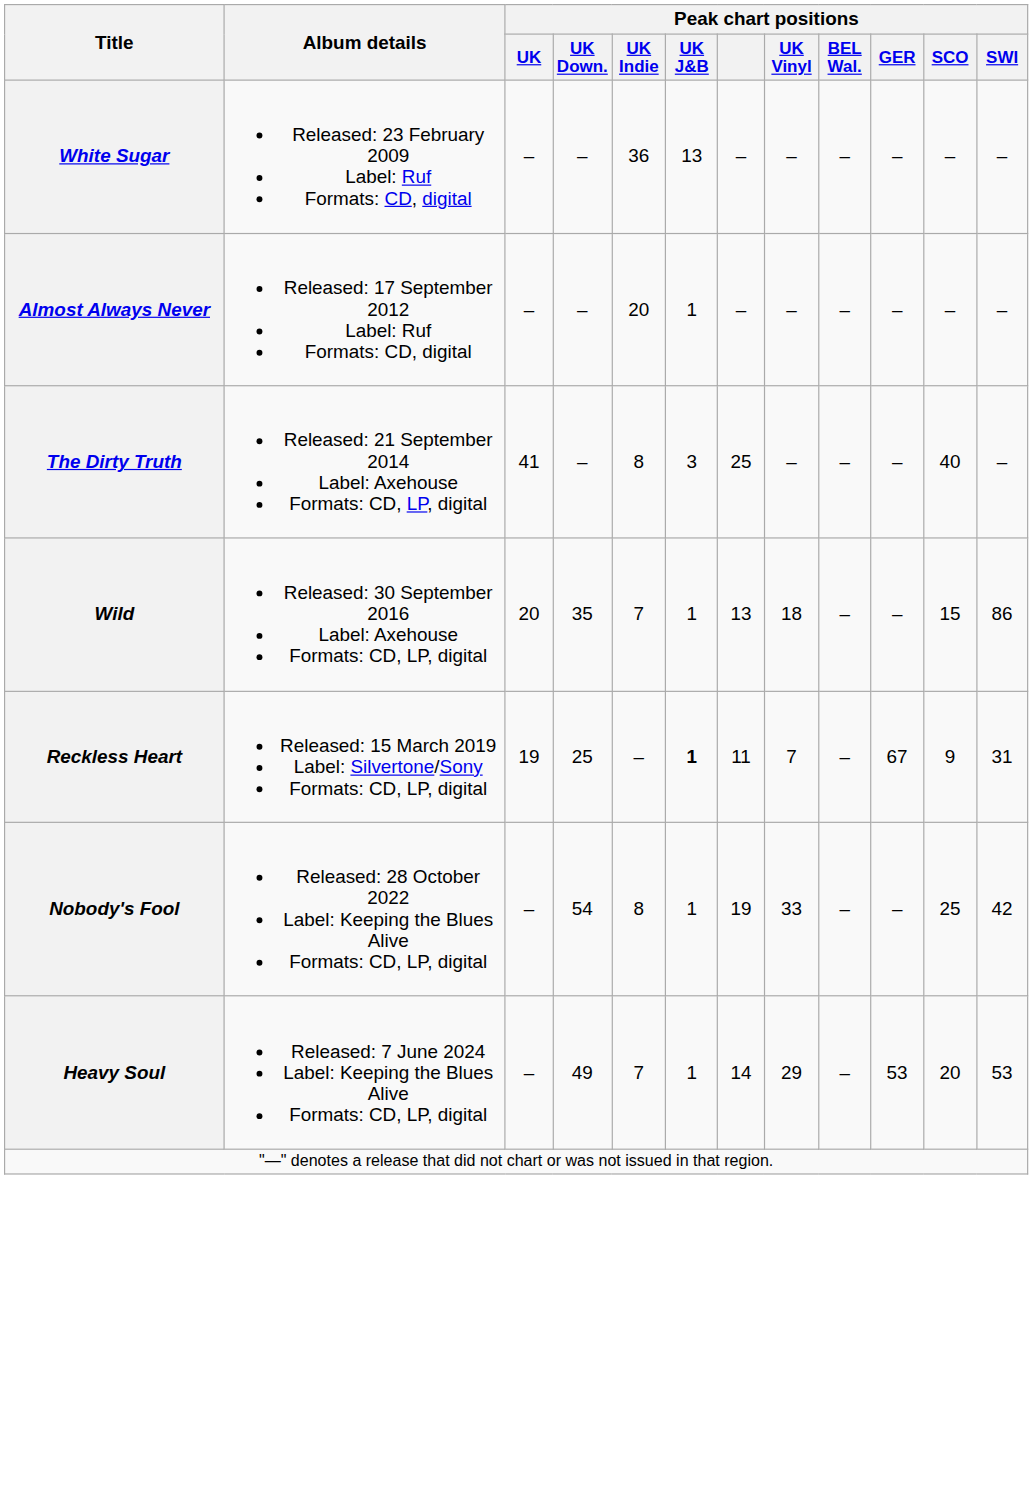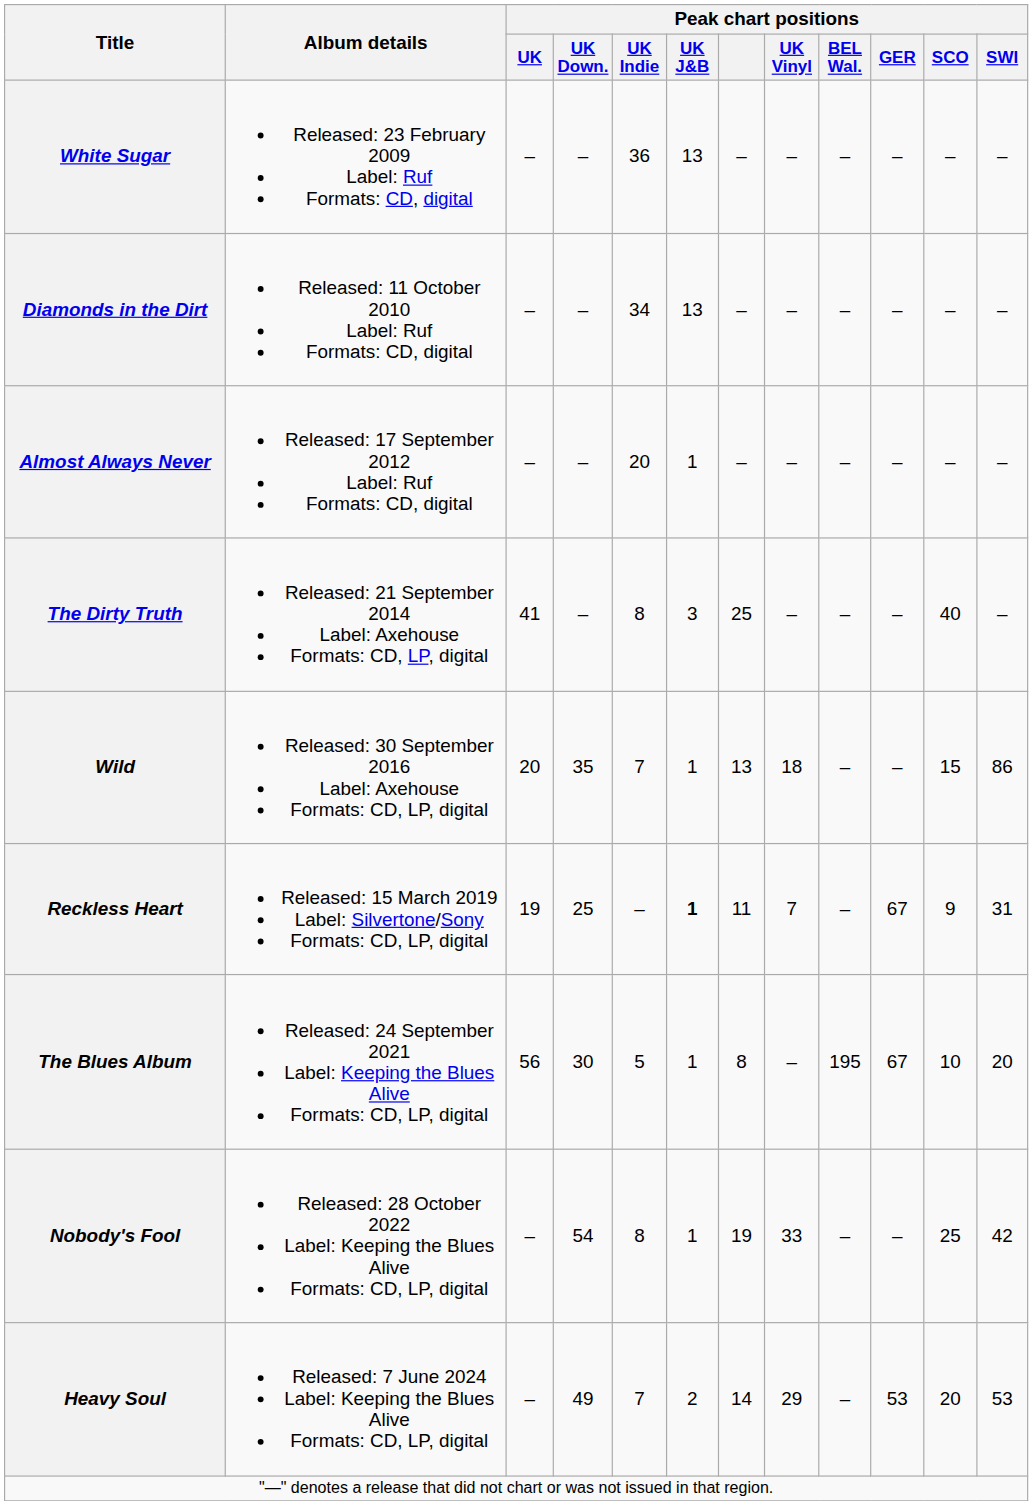+ row: (115, 309)
+ row: (115, 1061)
(692, 1072) 1 -> (692, 1399) 2
